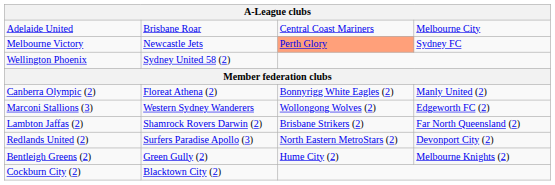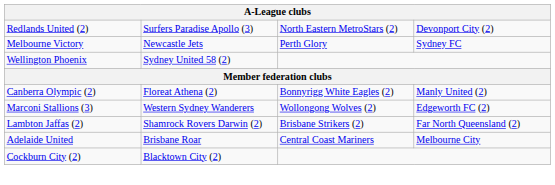rows swapped: (40, 28) <-> (48, 140)
(303, 44) lightsalmon background -> (303, 44) no background
- row: (49, 156)
